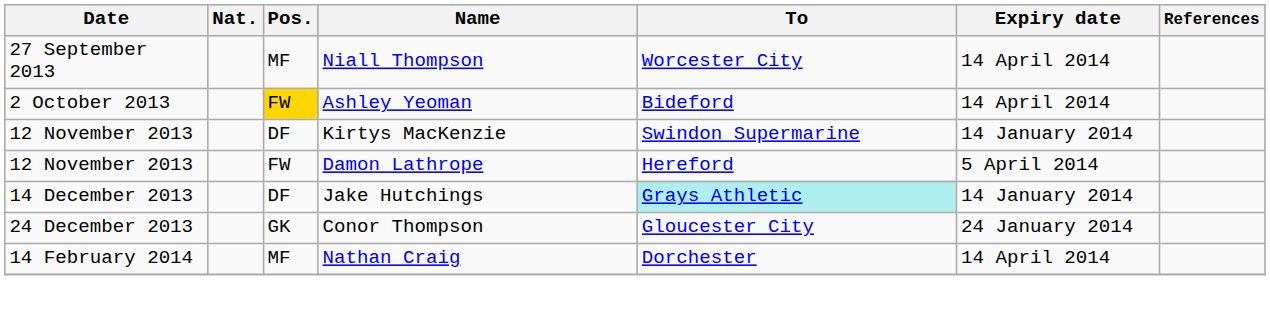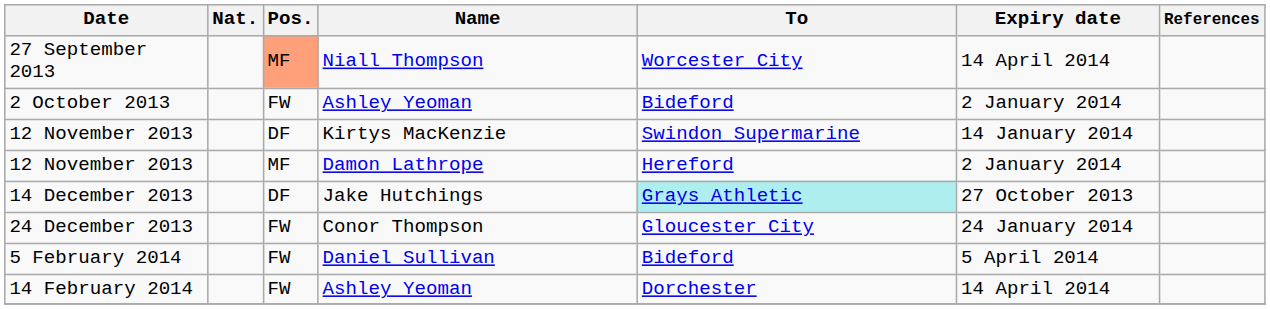(279, 62) no background -> (279, 62) lightsalmon background
(279, 104) gold background -> (279, 104) no background
(1036, 104) 14 April 2014 -> (1041, 104) 2 January 2014
(279, 166) FW -> (279, 166) MF
(1030, 166) 5 April 2014 -> (1041, 166) 2 January 2014
(1047, 197) 14 January 2014 -> (1047, 197) 27 October 2013
(279, 228) GK -> (279, 228) FW
+ row: (95, 259)
+ row: (101, 289)
- row: (101, 259)
